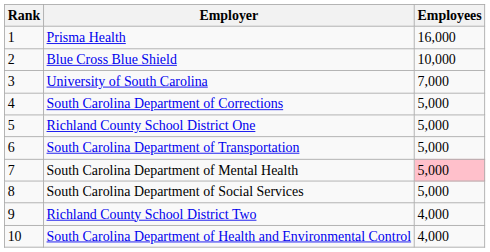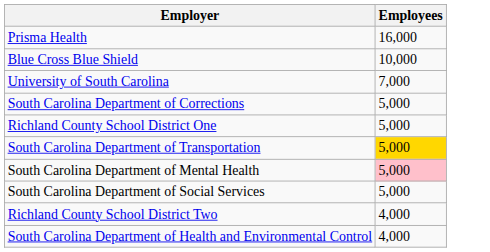- column: (24, 15)
(433, 147) no background -> (394, 147) gold background
